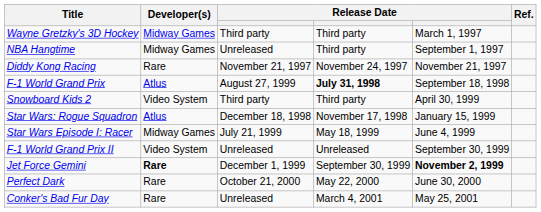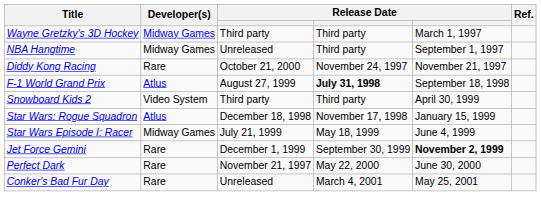(265, 67) November 21, 1997 -> (260, 67) October 21, 2000
- row: (60, 149)
(155, 165) bold -> (155, 149) normal
(260, 182) October 21, 2000 -> (265, 165) November 21, 1997
